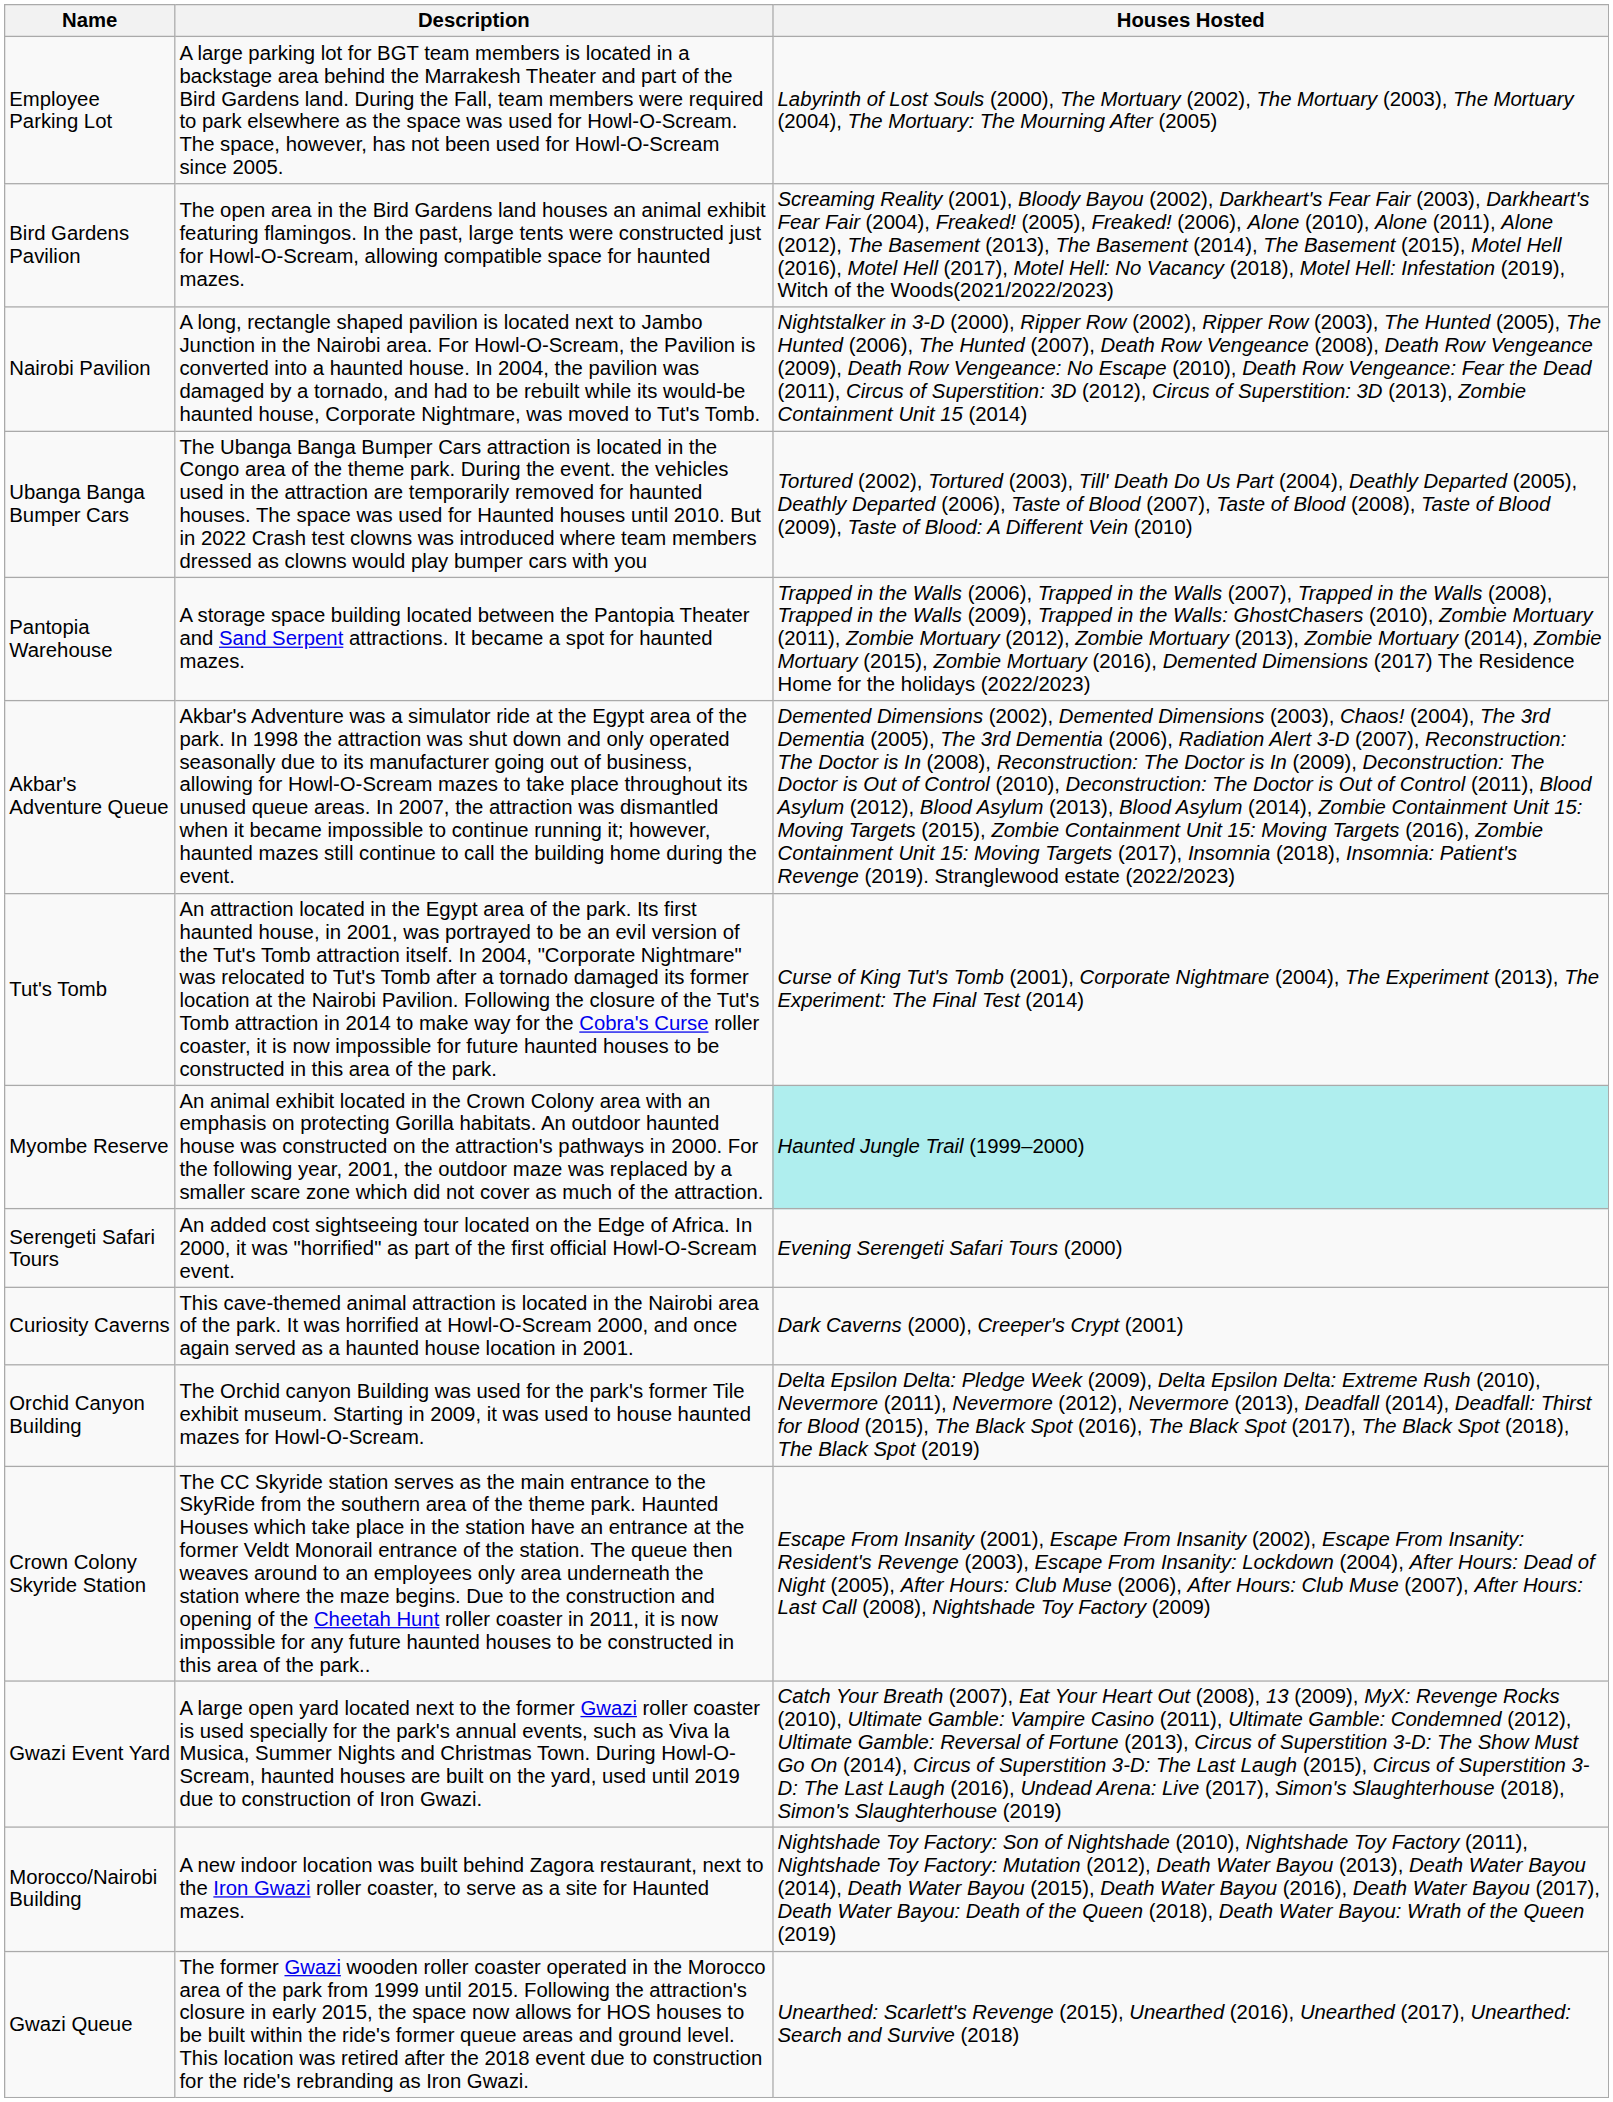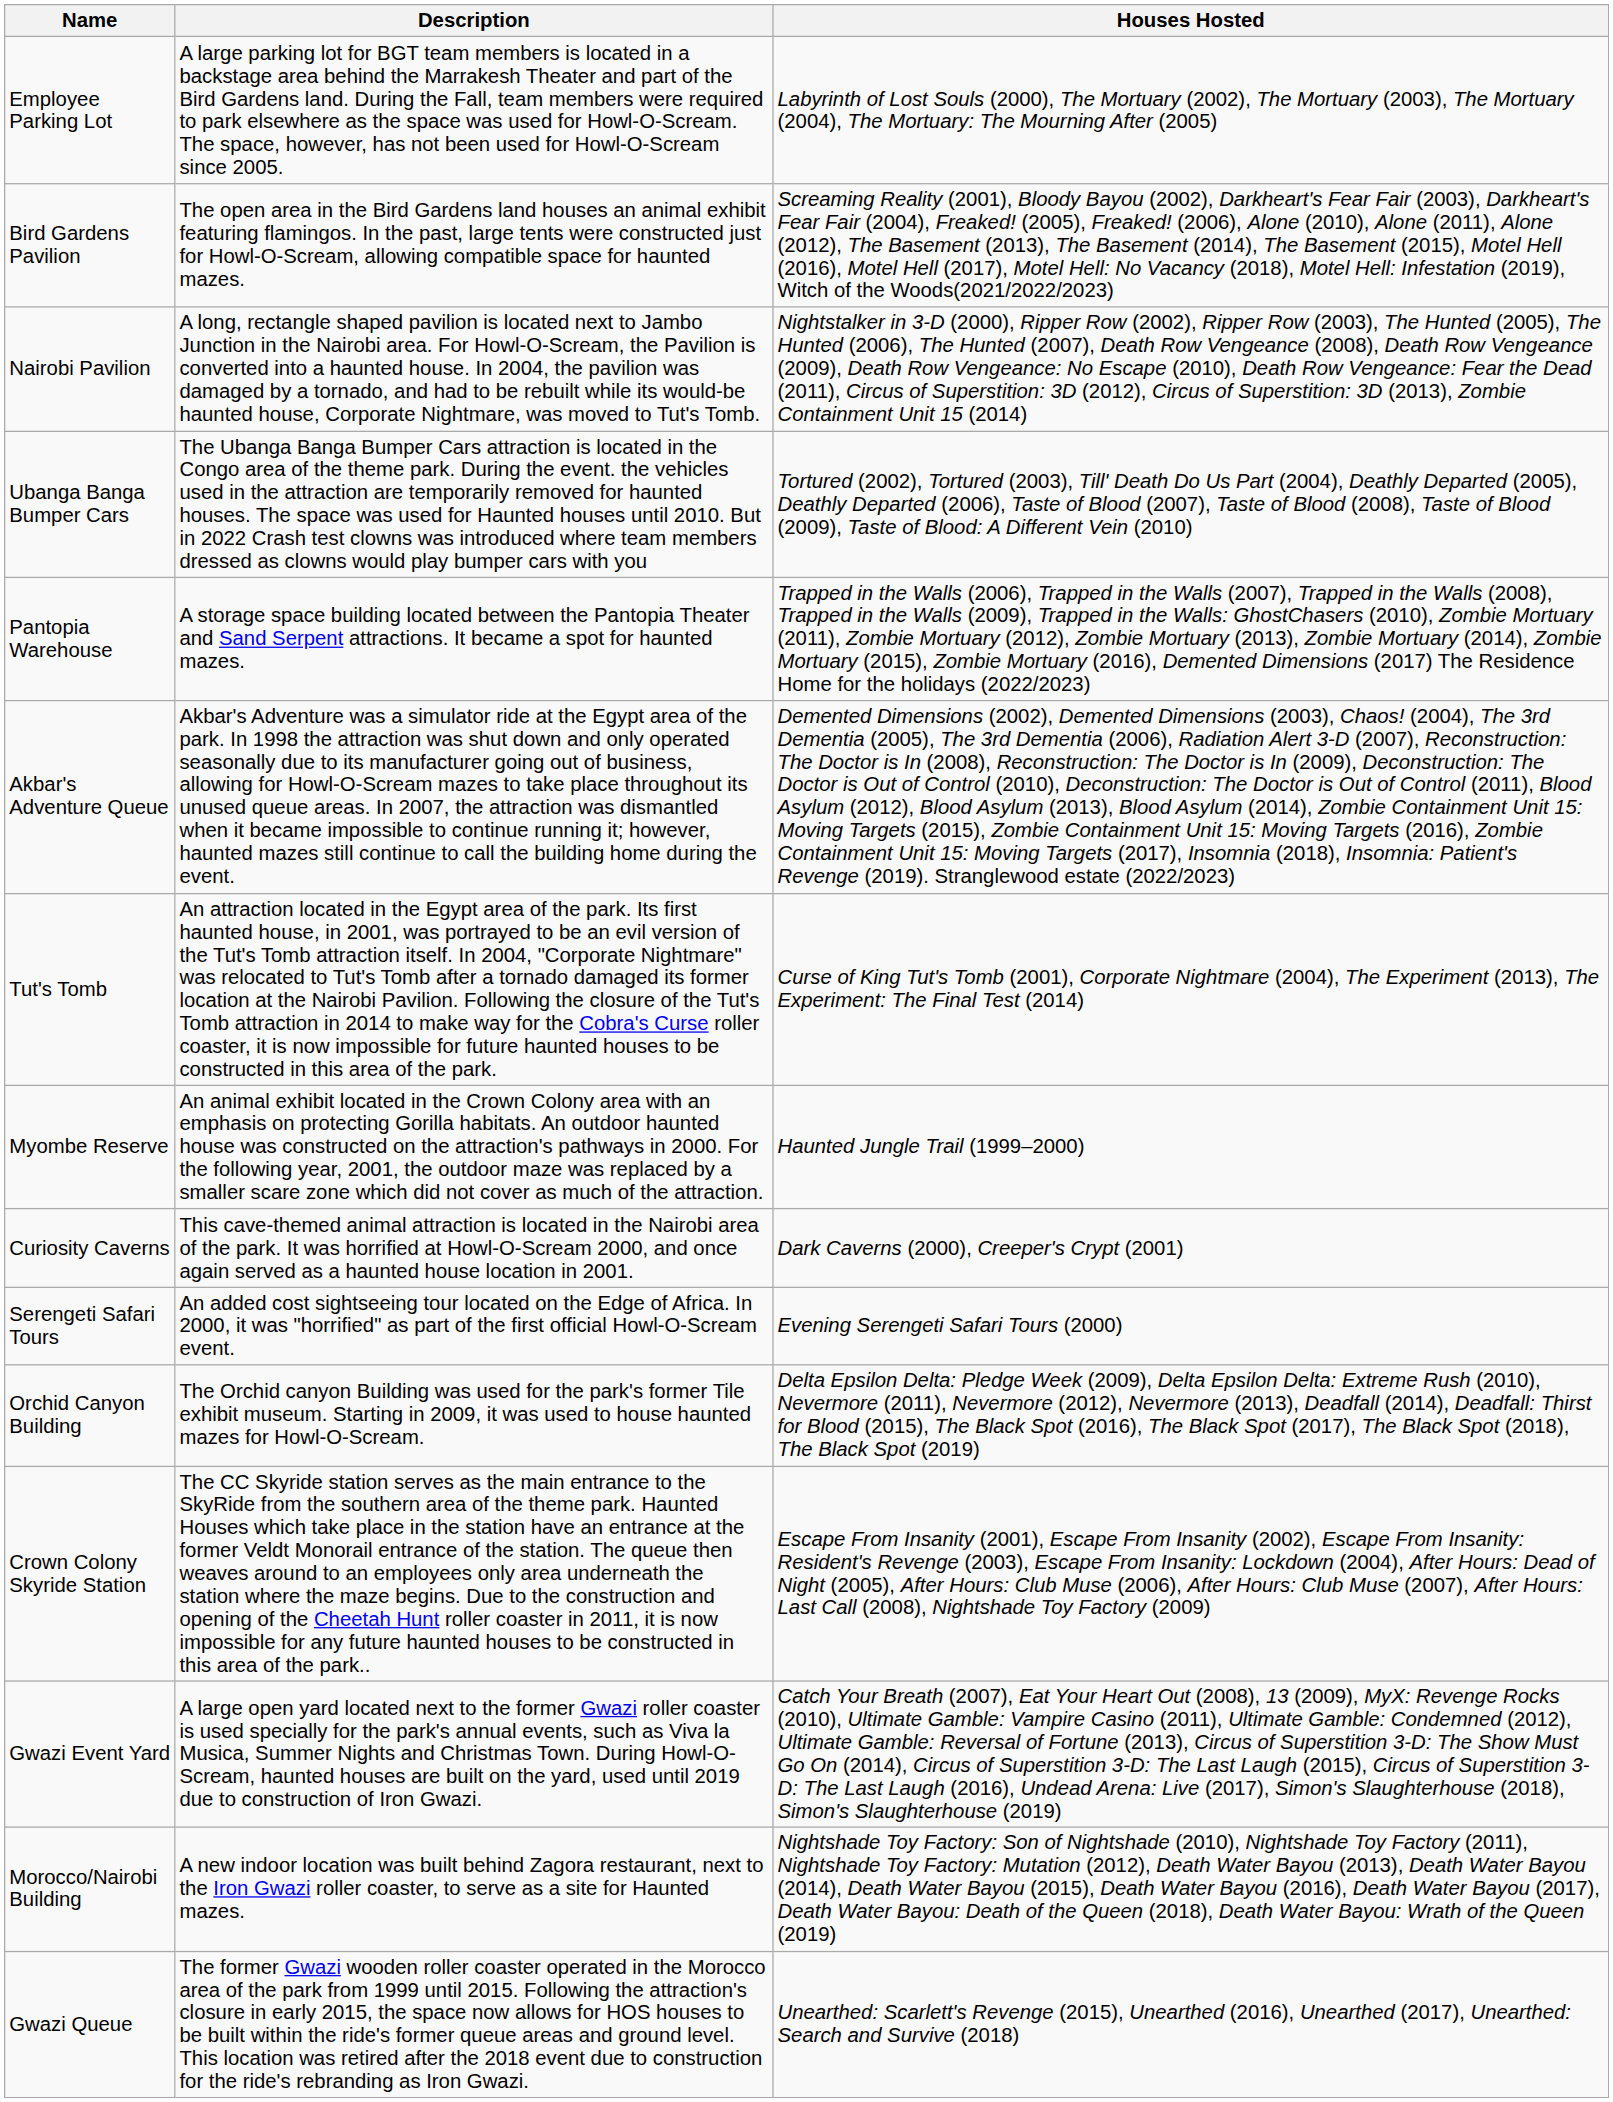(931, 1147) paleturquoise background -> (931, 1147) no background
rows swapped: (82, 1247) <-> (89, 1325)
